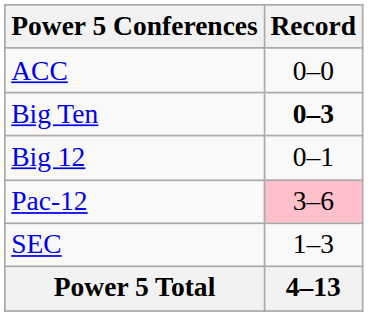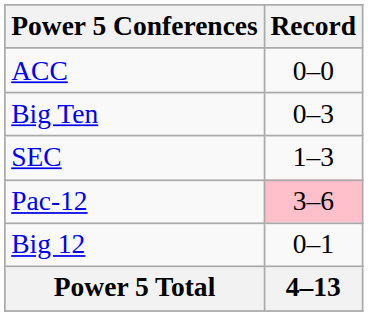(313, 113) bold -> (313, 113) normal
rows swapped: (48, 157) <-> (36, 244)
